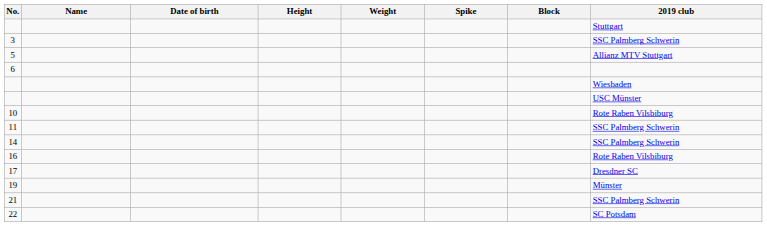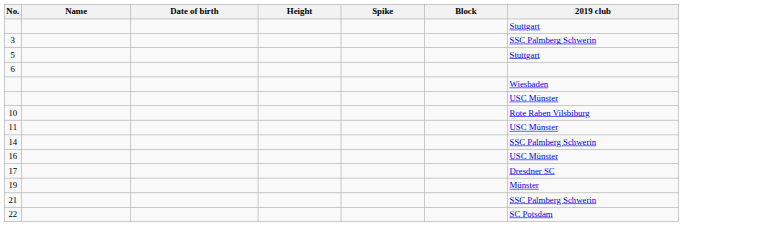- column: (383, 12)
(633, 55) Allianz MTV Stuttgart -> (525, 55) Stuttgart
(636, 128) SSC Palmberg Schwerin -> (534, 128) USC Münster
(633, 157) Rote Raben Vilsbiburg -> (534, 157) USC Münster
